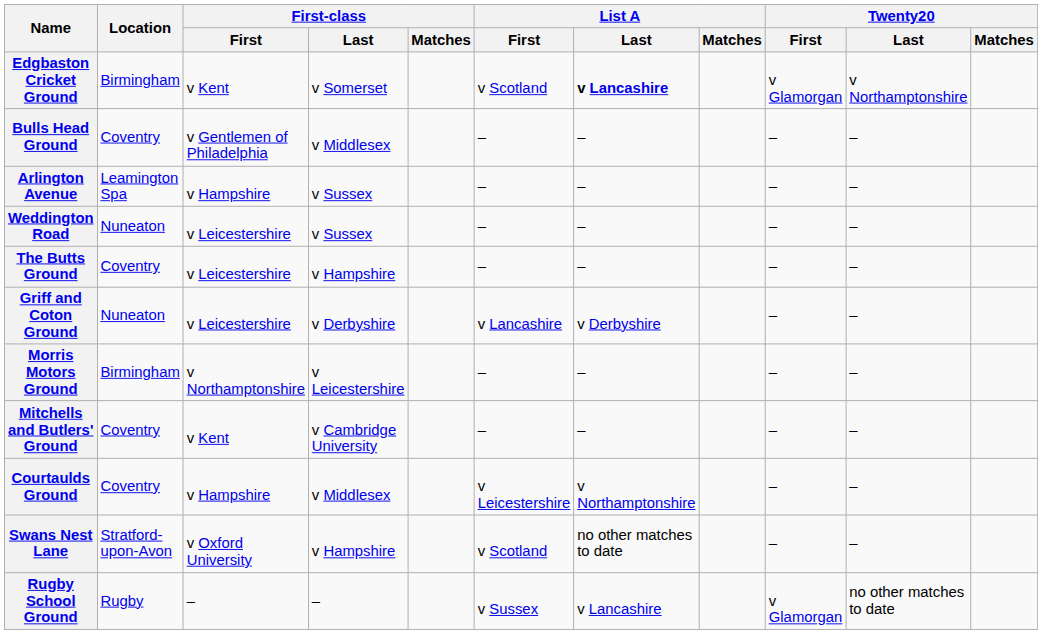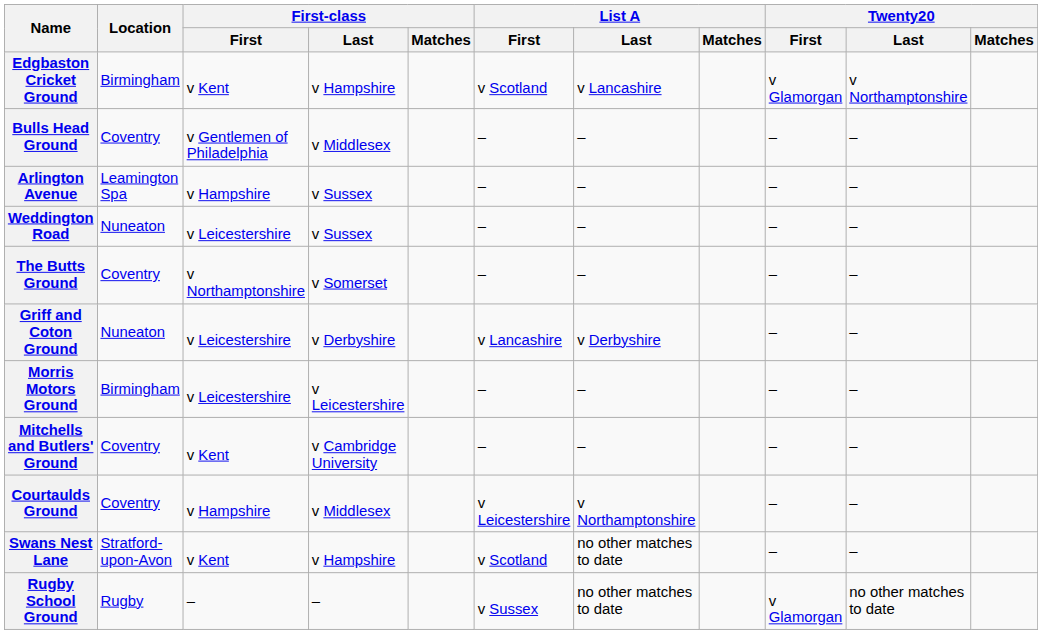(349, 88) v Somerset -> (354, 88) v Hampshire
(623, 88) bold -> (619, 88) normal
(239, 275) v Leicestershire -> (246, 283) v Northamptonshire
(354, 275) v Hampshire -> (349, 283) v Somerset
(246, 380) v Northamptonshire -> (239, 397) v Leicestershire
(219, 552) v Oxford University -> (208, 560) v Kent
(619, 609) v Lancashire -> (635, 600) no other matches to date
